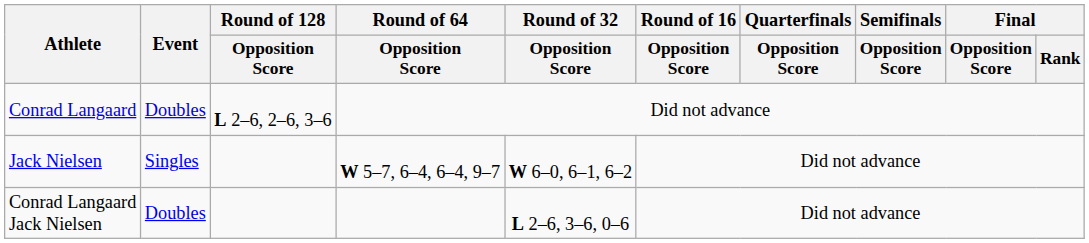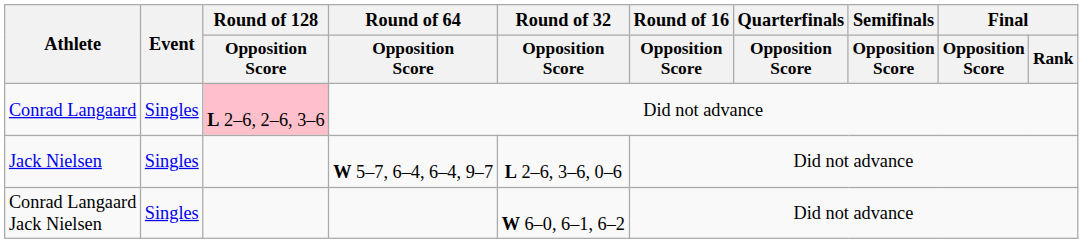(175, 109) Doubles -> (172, 109) Singles
(273, 120) no background -> (266, 120) pink background
(570, 172) W 6–0, 6–1, 6–2 -> (563, 172) L 2–6, 3–6, 0–6
(175, 213) Doubles -> (172, 213) Singles
(570, 224) L 2–6, 3–6, 0–6 -> (563, 224) W 6–0, 6–1, 6–2
